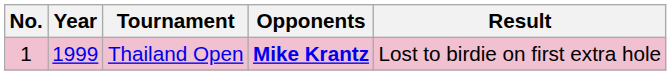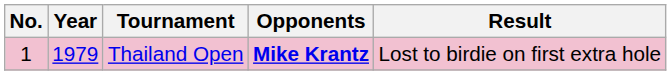(75, 54) 1999 -> (75, 54) 1979
